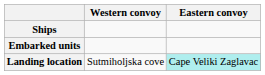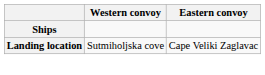- row: (44, 45)
(214, 62) paleturquoise background -> (214, 45) no background
